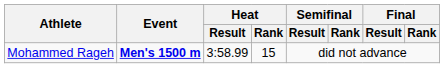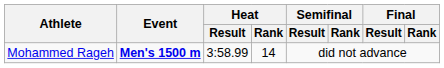(269, 53) 15 -> (269, 53) 14
